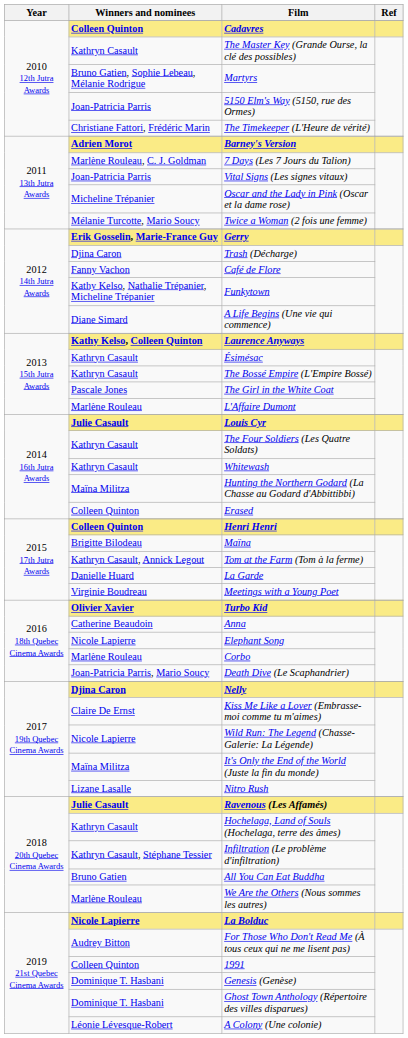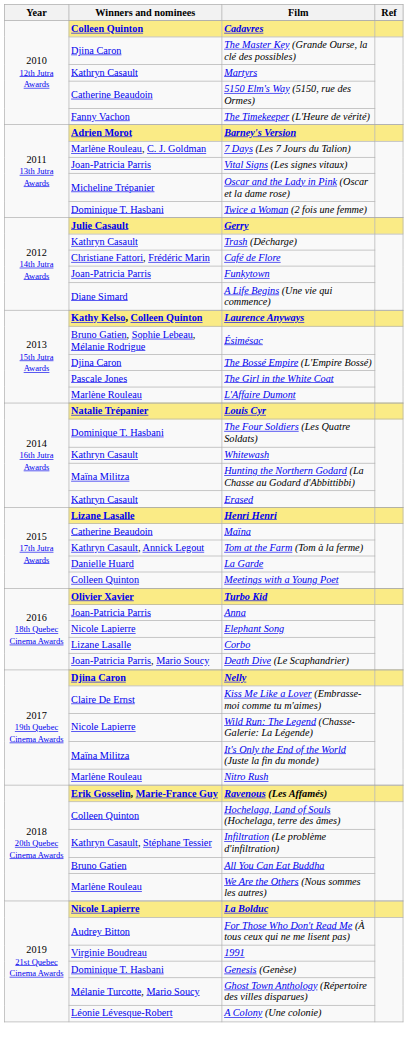(105, 50) Kathryn Casault -> (96, 50) Djina Caron
(133, 78) Bruno Gatien, Sophie Lebeau, Mélanie Rodrigue -> (105, 72) Kathryn Casault
(111, 106) Joan-Patricia Parris -> (112, 94) Catherine Beaudoin
(140, 128) Christiane Fattori, Frédéric Marin -> (100, 116) Fanny Vachon
(135, 221) Mélanie Turcotte, Mario Soucy -> (117, 209) Dominique T. Hasbani
(144, 237) Erik Gosselin, Marie-France Guy -> (100, 225) Julie Casault
(96, 253) Djina Caron -> (105, 242) Kathryn Casault
(100, 269) Fanny Vachon -> (140, 258) Christiane Fattori, Frédéric Marin
(139, 291) Kathy Kelso, Nathalie Trépanier, Micheline Trépanier -> (111, 274) Joan-Patricia Parris
(105, 357) Kathryn Casault -> (133, 340) Bruno Gatien, Sophie Lebeau, Mélanie Rodrigue
(105, 374) Kathryn Casault -> (96, 362) Djina Caron
(100, 422) Julie Casault -> (110, 411) Natalie Trépanier
(105, 444) Kathryn Casault -> (117, 433) Dominique T. Hasbani
(105, 510) Colleen Quinton -> (105, 499) Kathryn Casault
(107, 527) Colleen Quinton -> (103, 515) Lizane Lasalle
(107, 543) Brigitte Bilodeau -> (112, 531) Catherine Beaudoin
(109, 591) Virginie Boudreau -> (105, 580) Colleen Quinton
(112, 624) Catherine Beaudoin -> (111, 612) Joan-Patricia Parris
(107, 656) Marlène Rouleau -> (101, 645) Lizane Lasalle
(101, 788) Lizane Lasalle -> (107, 777) Marlène Rouleau
(100, 805) Julie Casault -> (144, 793) Erik Gosselin, Marie-France Guy
(105, 827) Kathryn Casault -> (105, 815) Colleen Quinton
(105, 964) Colleen Quinton -> (109, 953) Virginie Boudreau
(117, 1003) Dominique T. Hasbani -> (135, 991) Mélanie Turcotte, Mario Soucy
